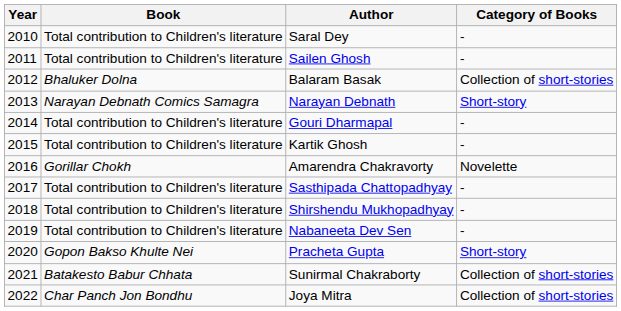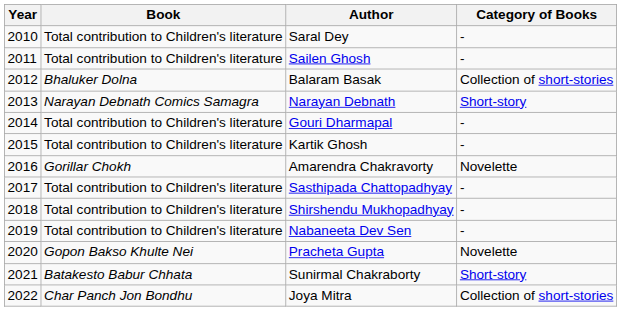(493, 252) Short-story -> (489, 252) Novelette
(537, 274) Collection of short-stories -> (493, 274) Short-story
